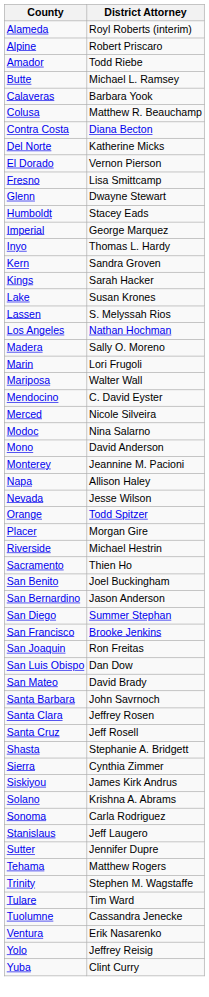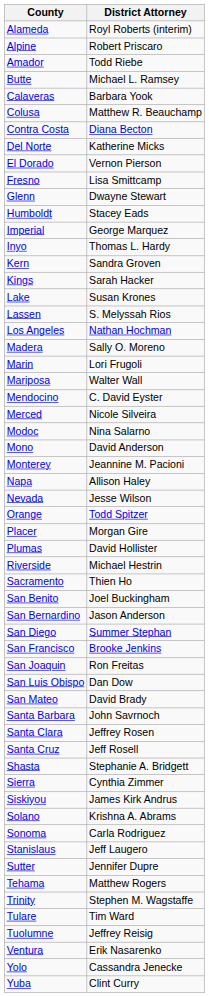+ row: (24, 548)
(136, 917) Cassandra Jenecke -> (121, 933) Jeffrey Reisig
(121, 950) Jeffrey Reisig -> (136, 967) Cassandra Jenecke
